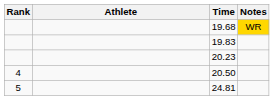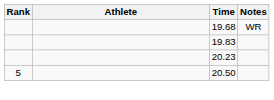(253, 27) gold background -> (253, 27) no background
(18, 73) 4 -> (18, 73) 5
- row: (224, 88)
